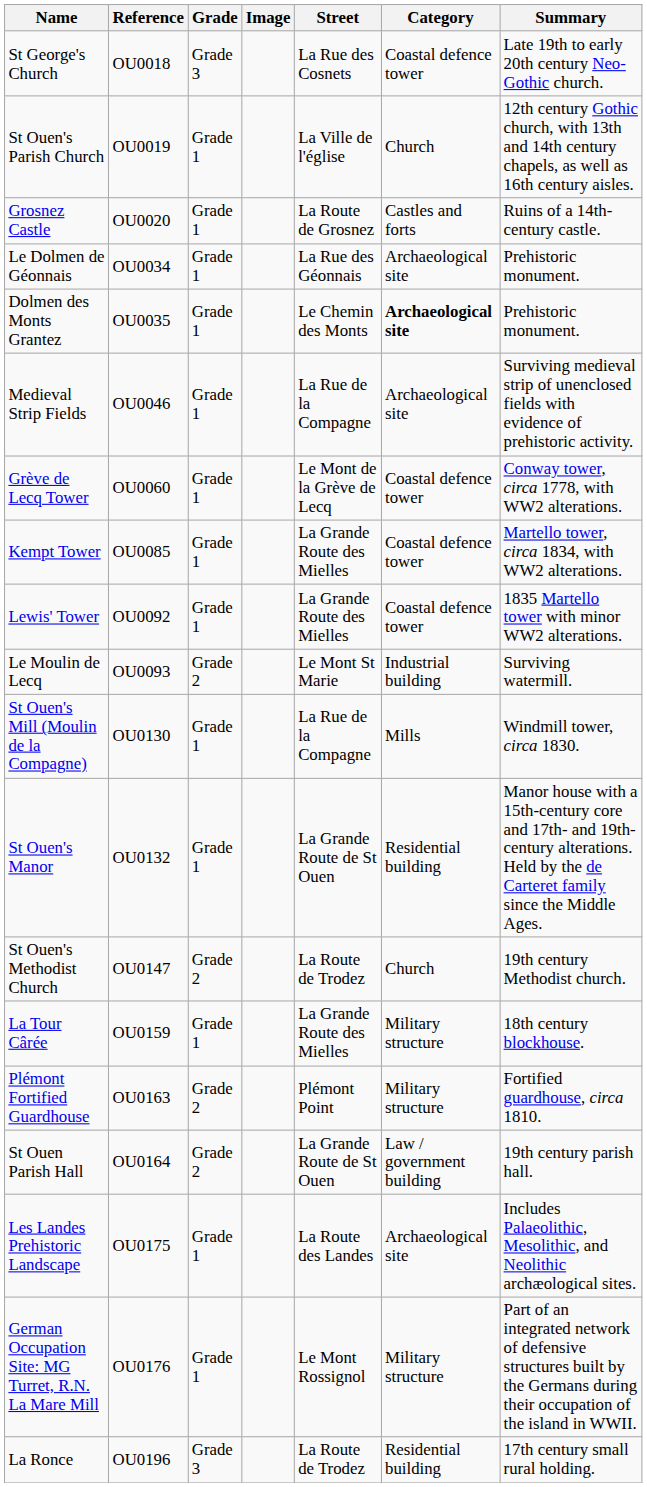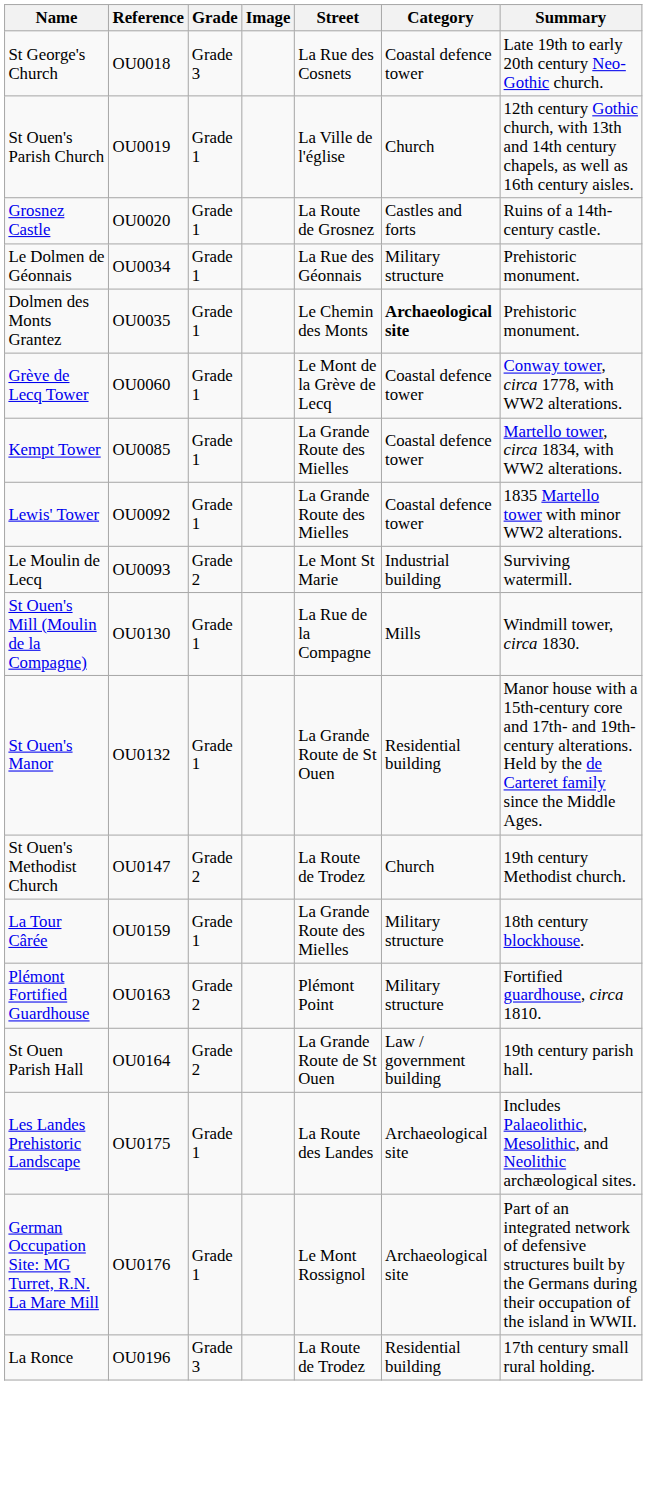(436, 266) Archaeological site -> (414, 266) Military structure
- row: (47, 404)
(414, 1366) Military structure -> (436, 1264) Archaeological site
